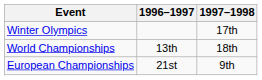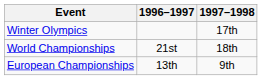(167, 48) 13th -> (167, 48) 21st
(167, 65) 21st -> (167, 65) 13th
